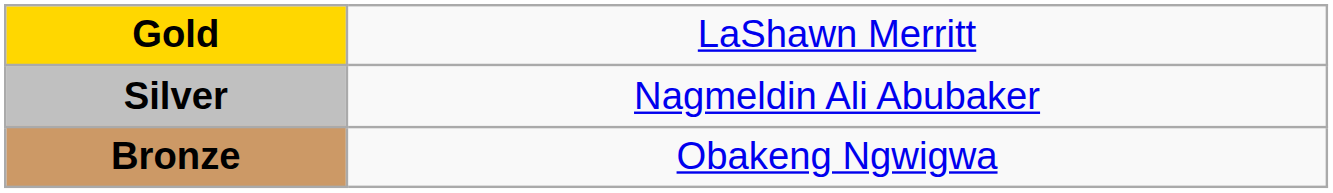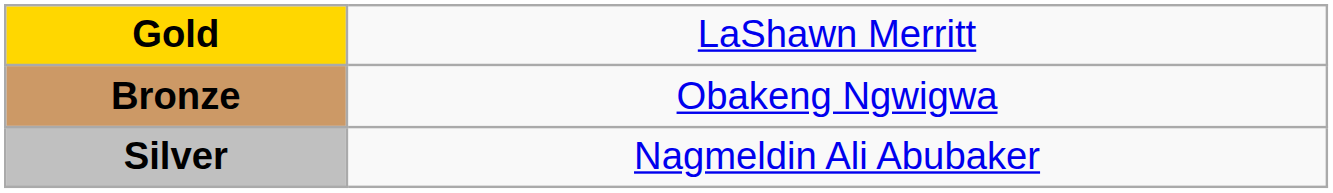rows swapped: (176, 95) <-> (176, 156)
